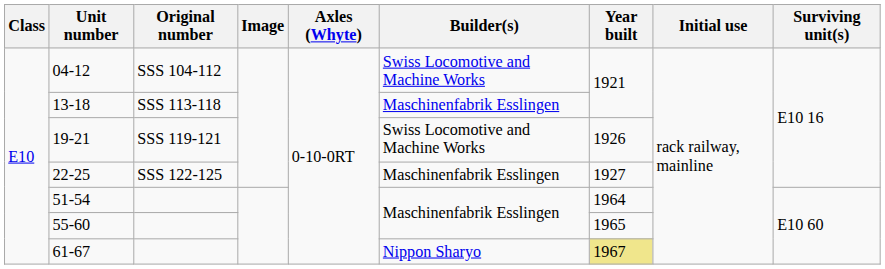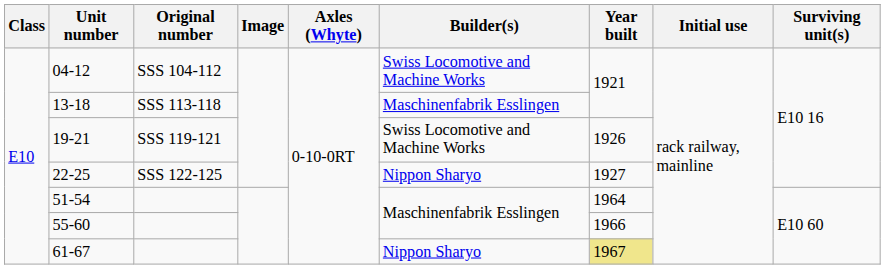(471, 174) Maschinenfabrik Esslingen -> (432, 174) Nippon Sharyo
(609, 225) 1965 -> (609, 225) 1966
